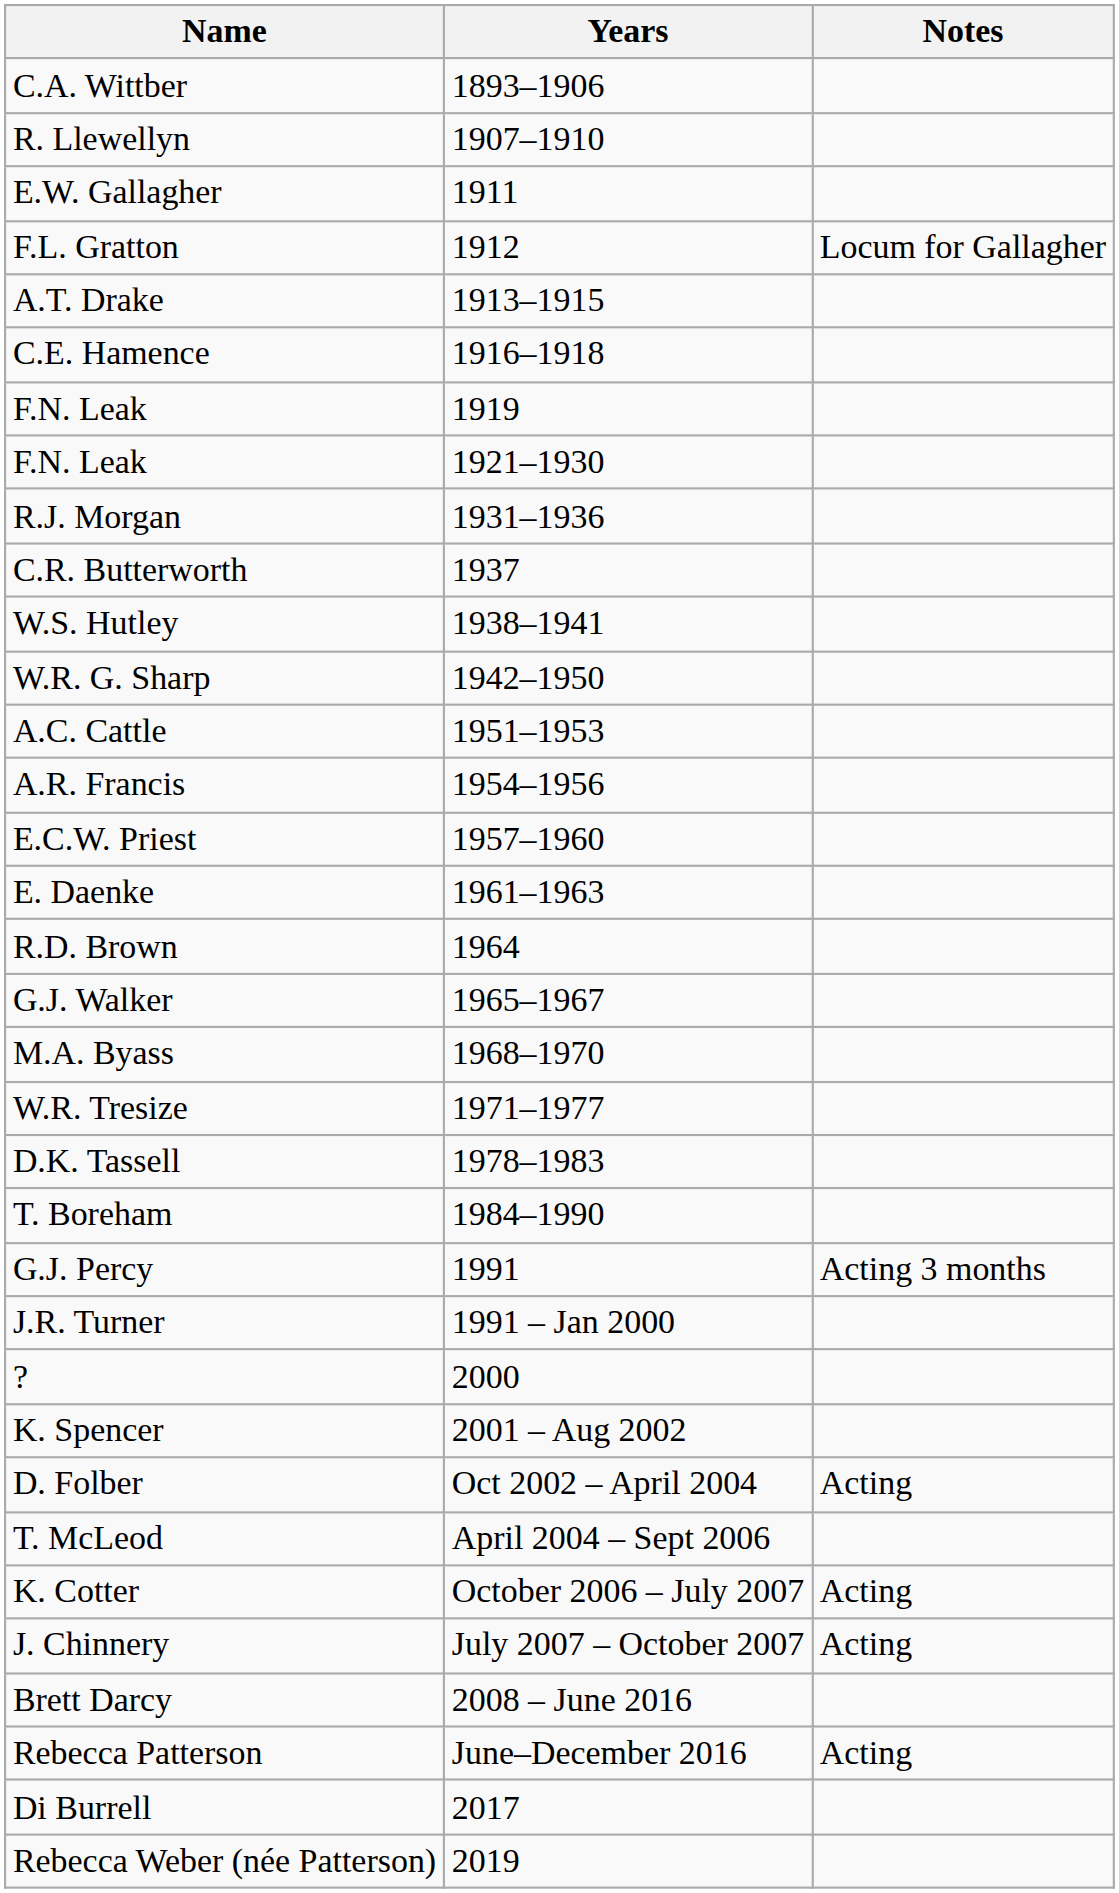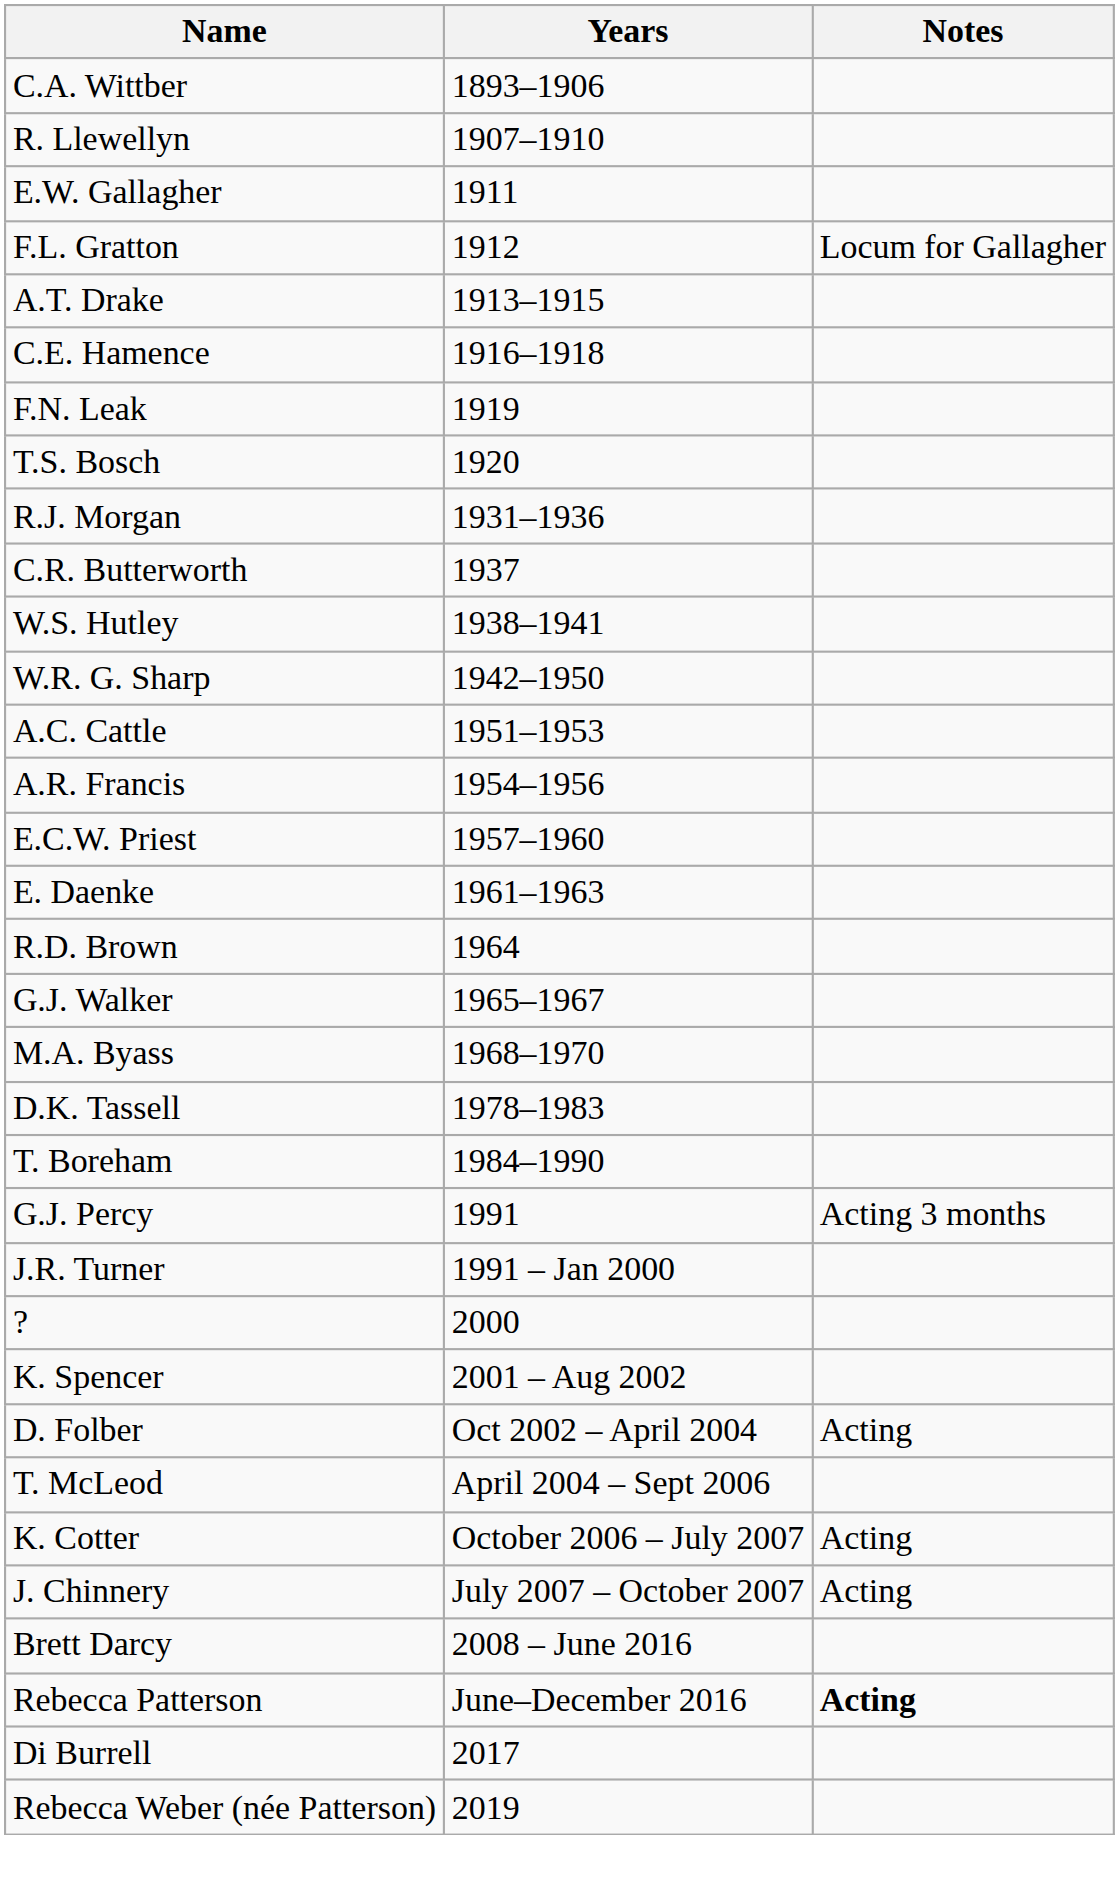+ row: (87, 461)
- row: (80, 461)
- row: (100, 1107)
(866, 1752) normal -> (868, 1699) bold
